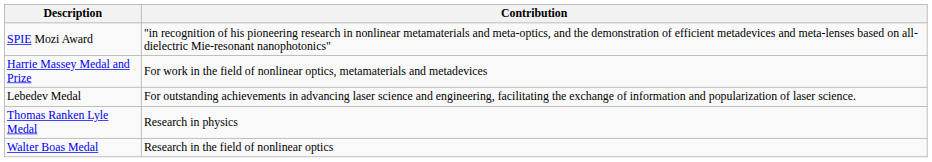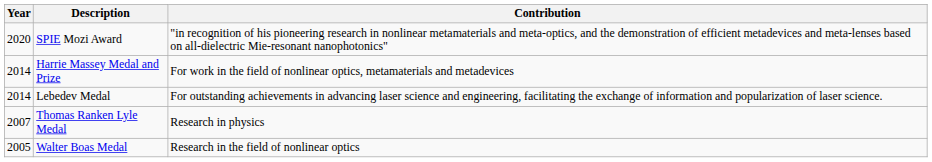+ column: (19, 13)
